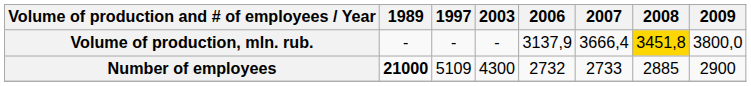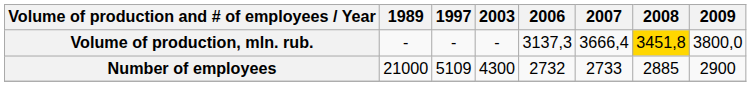(547, 42) 3137,9 -> (547, 42) 3137,3
(406, 68) bold -> (406, 68) normal
